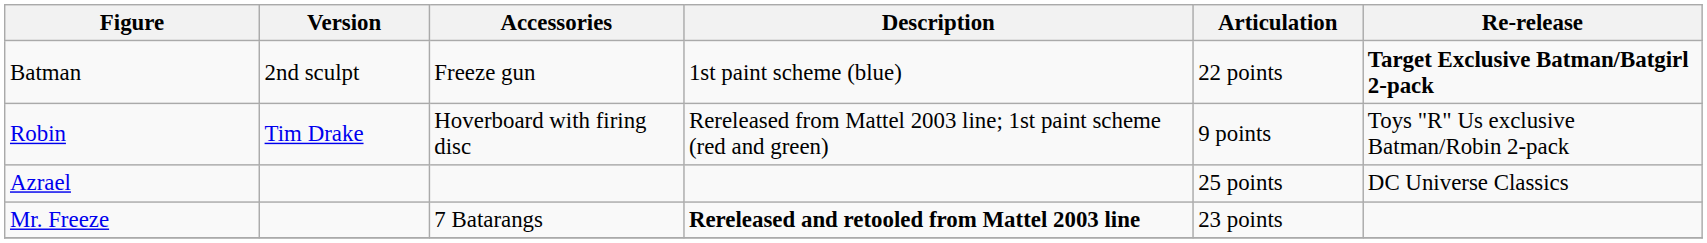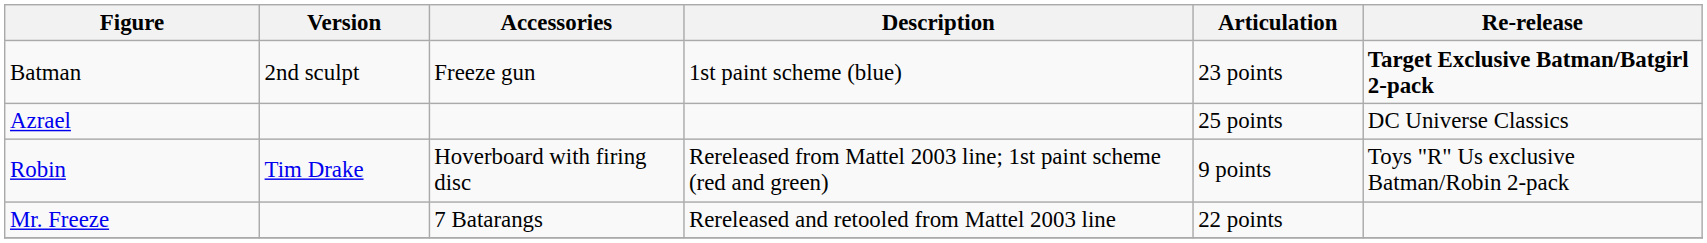(1240, 71) 22 points -> (1240, 71) 23 points
rows swapped: (38, 133) <-> (40, 182)
(915, 219) bold -> (902, 219) normal
(1240, 219) 23 points -> (1240, 219) 22 points
